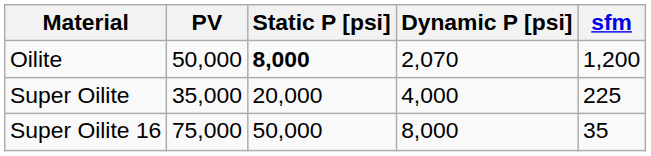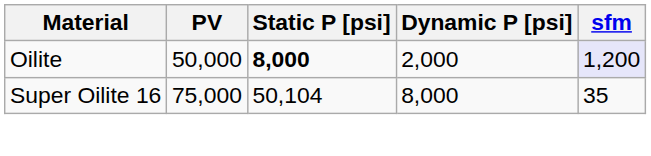(430, 58) 2,070 -> (430, 58) 2,000
(612, 58) no background -> (612, 58) lavender background
- row: (70, 95)
(287, 131) 50,000 -> (287, 95) 50,104
